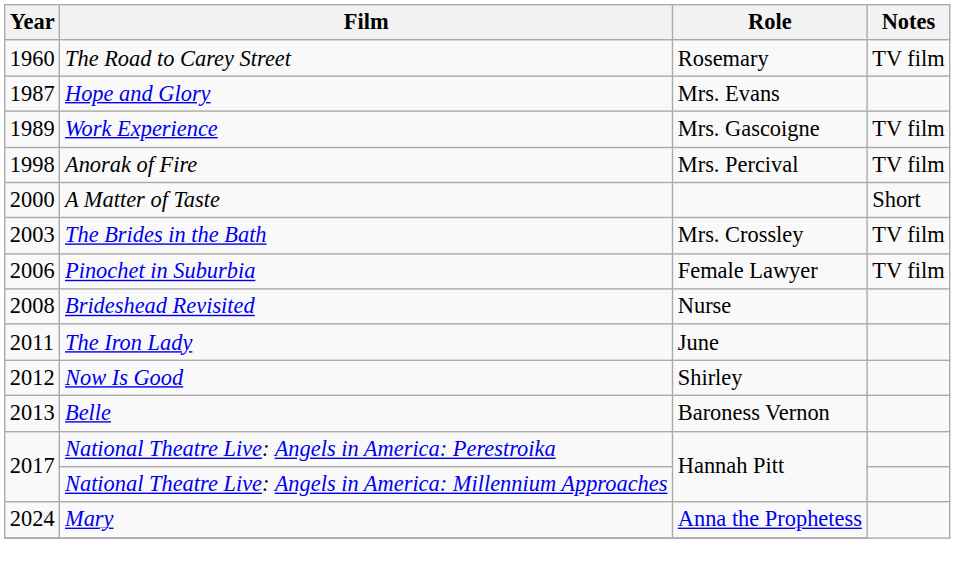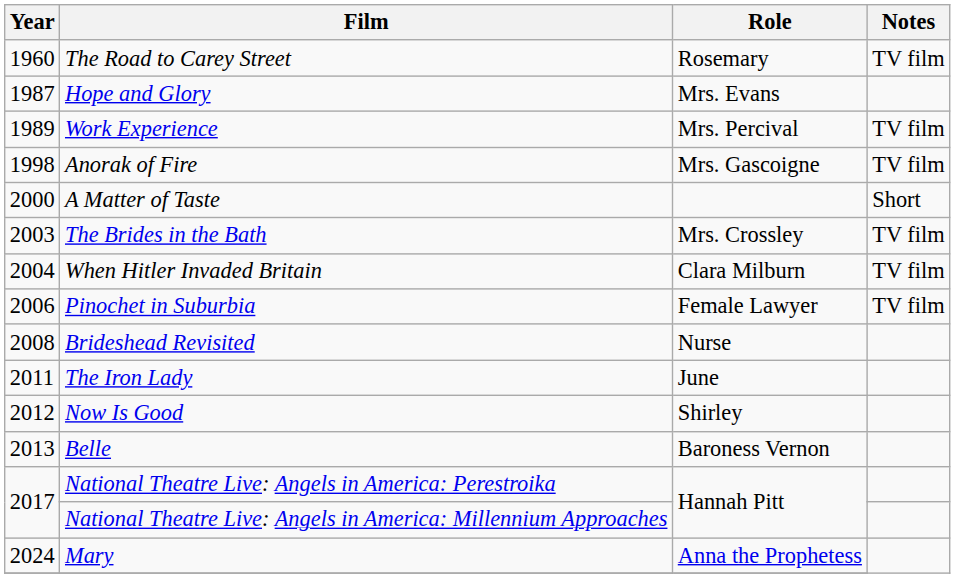(749, 128) Mrs. Gascoigne -> (738, 128) Mrs. Percival
(738, 164) Mrs. Percival -> (749, 164) Mrs. Gascoigne
+ row: (193, 270)
